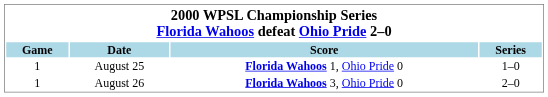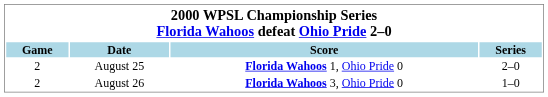(37, 66) 1 -> (37, 66) 2
(511, 66) 1–0 -> (511, 66) 2–0
(37, 82) 1 -> (37, 82) 2
(511, 82) 2–0 -> (511, 82) 1–0
